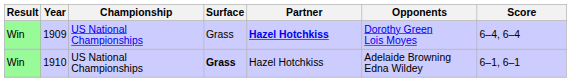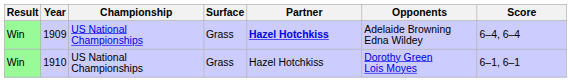(398, 35) Dorothy Green Lois Moyes -> (408, 35) Adelaide Browning Edna Wildey
(221, 63) bold -> (220, 63) normal
(408, 63) Adelaide Browning Edna Wildey -> (398, 63) Dorothy Green Lois Moyes
